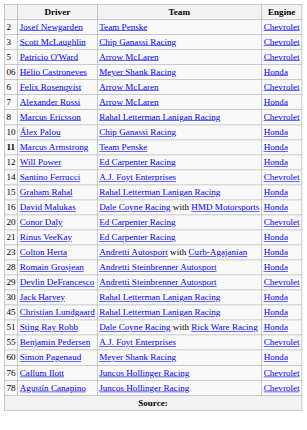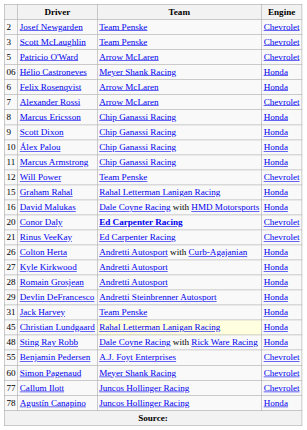(138, 42) Chip Ganassi Racing -> (123, 42) Team Penske
(282, 87) Chevrolet -> (276, 87) Honda
(276, 102) Honda -> (282, 102) Chevrolet
(160, 117) Rahal Letterman Lanigan Racing -> (138, 117) Chip Ganassi Racing
(282, 117) Chevrolet -> (276, 117) Honda
+ row: (42, 132)
(11, 147) bold -> (11, 162) normal
(123, 147) Team Penske -> (138, 162) Chip Ganassi Racing
(137, 162) Ed Carpenter Racing -> (123, 177) Team Penske
(276, 162) Honda -> (282, 177) Chevrolet
- row: (50, 177)
(137, 222) normal -> (141, 222) bold
(276, 237) Honda -> (282, 237) Chevrolet
(11, 252) 23 -> (11, 252) 26
+ row: (48, 267)
(158, 267) Andretti Steinbrenner Autosport -> (133, 282) Andretti Autosport
(282, 282) Chevrolet -> (276, 297) Honda
(11, 297) 30 -> (11, 312) 31
(160, 297) Rahal Letterman Lanigan Racing -> (123, 312) Team Penske
(160, 312) no background -> (160, 327) lightyellow background
(11, 327) 51 -> (11, 343) 48
(276, 358) Honda -> (282, 373) Chevrolet
(11, 373) 76 -> (11, 388) 77
(282, 388) Chevrolet -> (276, 403) Honda
